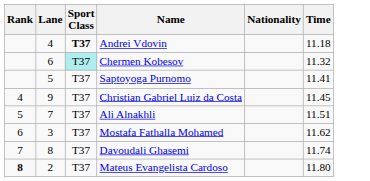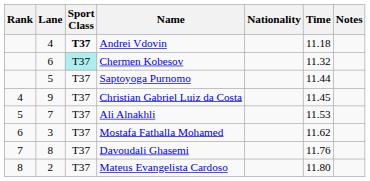+ column: (349, 19)
(318, 79) 11.41 -> (318, 79) 11.44
(318, 114) 11.51 -> (318, 114) 11.53
(318, 150) 11.74 -> (318, 150) 11.76
(20, 168) bold -> (20, 168) normal
